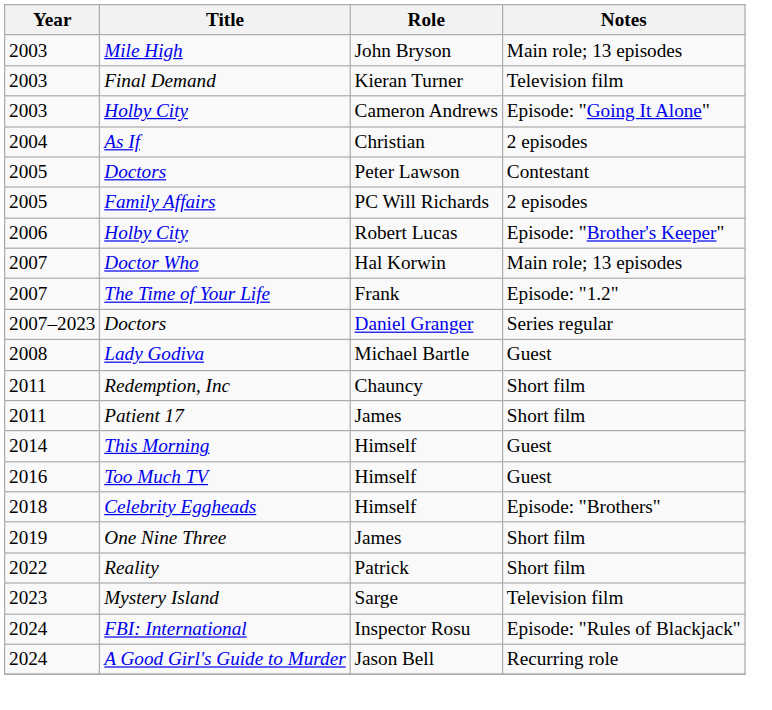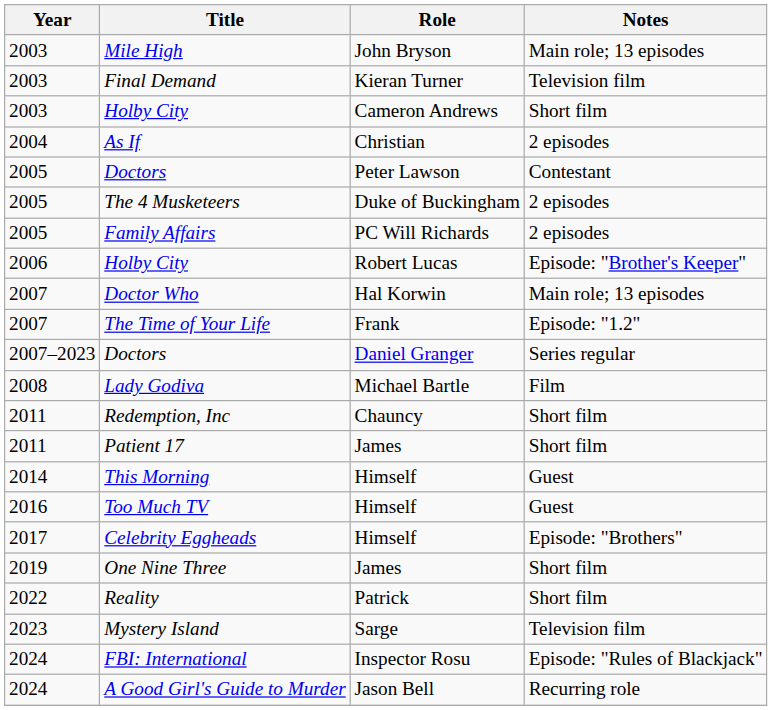(608, 111) Episode: "Going It Alone" -> (568, 111) Short film
+ row: (172, 202)
(529, 354) Guest -> (547, 385) Film
(28, 506) 2018 -> (28, 537) 2017
